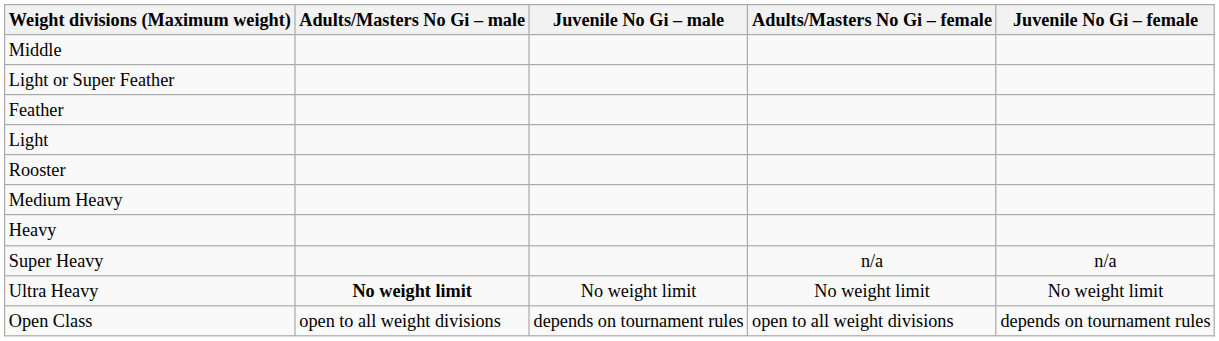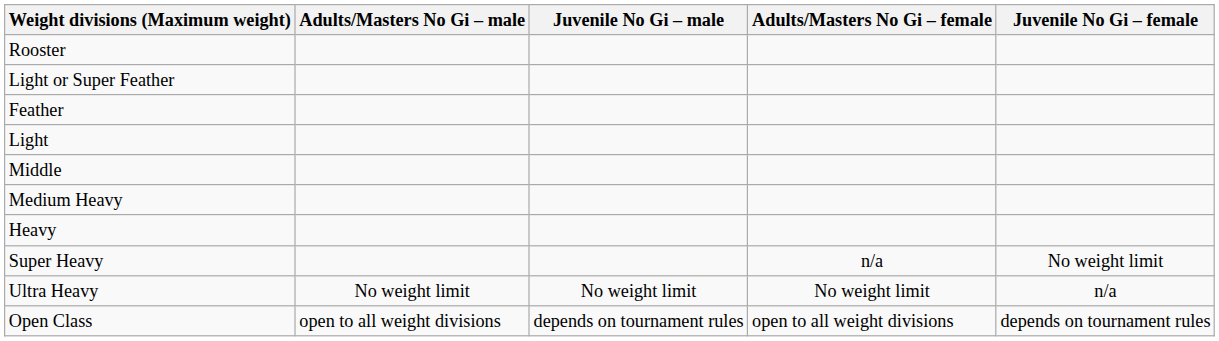rows swapped: (37, 170) <-> (35, 49)
(1106, 260) n/a -> (1106, 260) No weight limit
(412, 290) bold -> (412, 290) normal
(1106, 290) No weight limit -> (1106, 290) n/a
